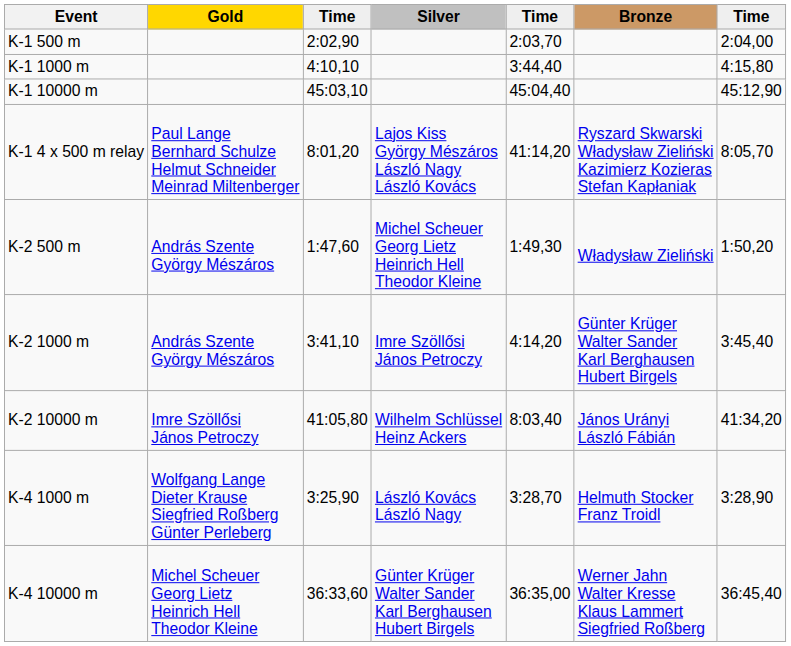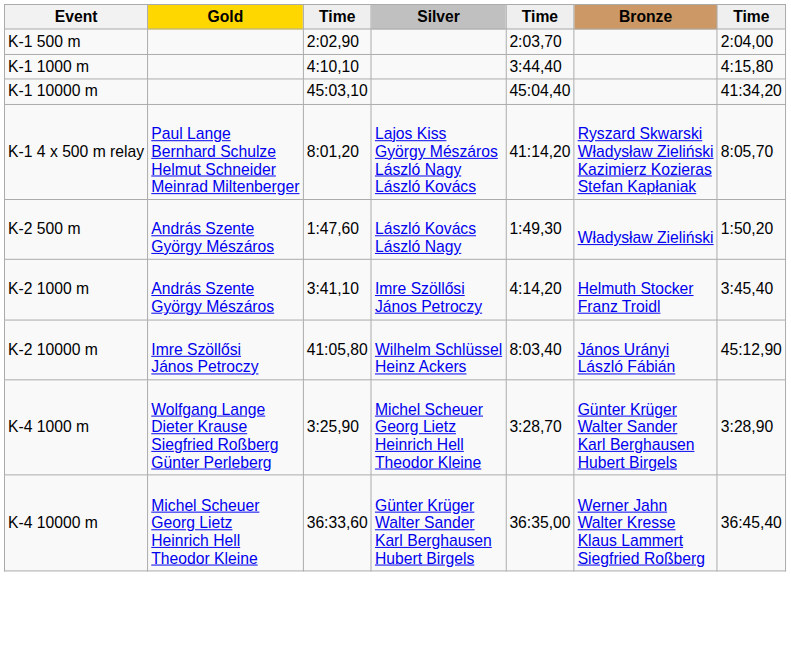(751, 91) 45:12,90 -> (751, 91) 41:34,20
(429, 255) Michel Scheuer Georg Lietz Heinrich Hell Theodor Kleine -> (425, 238) László Kovács László Nagy
(636, 351) Günter Krüger Walter Sander Karl Berghausen Hubert Birgels -> (636, 298) Helmuth Stocker Franz Troidl
(751, 420) 41:34,20 -> (751, 349) 45:12,90
(425, 506) László Kovács László Nagy -> (429, 436) Michel Scheuer Georg Lietz Heinrich Hell Theodor Kleine
(636, 506) Helmuth Stocker Franz Troidl -> (636, 436) Günter Krüger Walter Sander Karl Berghausen Hubert Birgels
